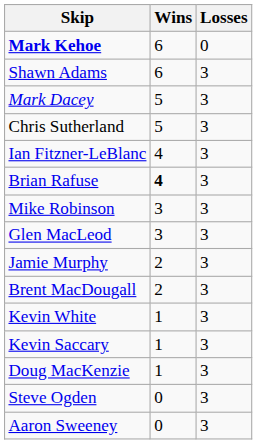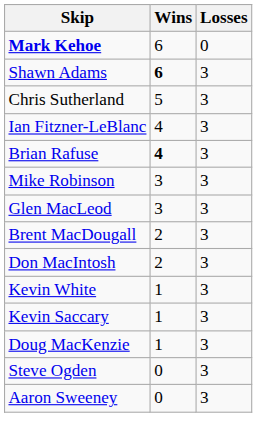(159, 72) normal -> (159, 72) bold
- row: (51, 99)
- row: (58, 262)
+ row: (62, 262)
